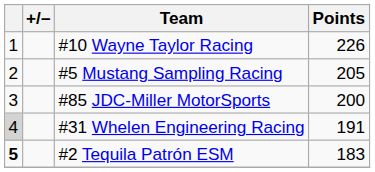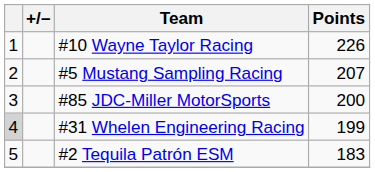(351, 73) 205 -> (351, 73) 207
(351, 127) 191 -> (351, 127) 199
(13, 154) bold -> (13, 154) normal
